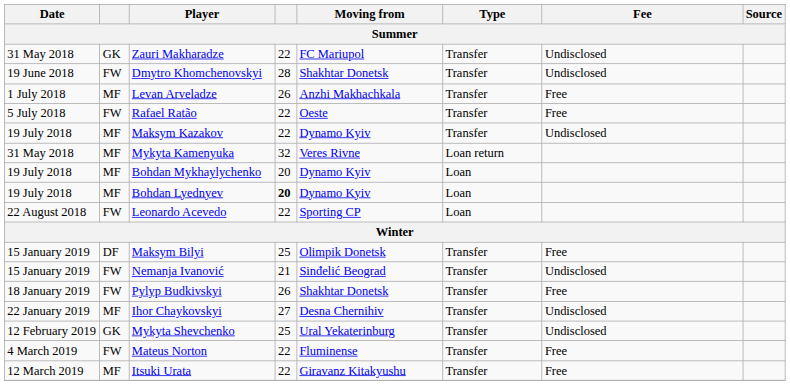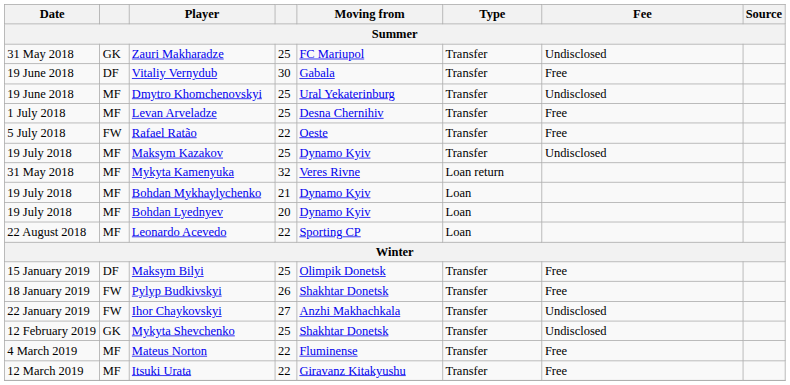(284, 53) 22 -> (284, 53) 25
+ row: (175, 73)
(112, 73) FW -> (112, 93) MF
(284, 73) 28 -> (284, 93) 25
(344, 73) Shakhtar Donetsk -> (347, 93) Ural Yekaterinburg
(284, 93) 26 -> (284, 113) 25
(350, 93) Anzhi Makhachkala -> (341, 113) Desna Chernihiv
(284, 133) 22 -> (284, 152) 25
(284, 172) 20 -> (284, 192) 21
(284, 192) bold -> (284, 212) normal
(112, 212) FW -> (112, 232) MF
- row: (178, 271)
(112, 311) MF -> (112, 311) FW
(341, 311) Desna Chernihiv -> (350, 311) Anzhi Makhachkala
(347, 331) Ural Yekaterinburg -> (344, 331) Shakhtar Donetsk
(112, 350) FW -> (112, 350) MF
